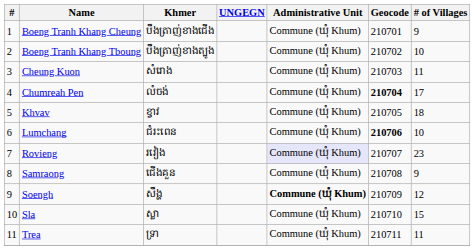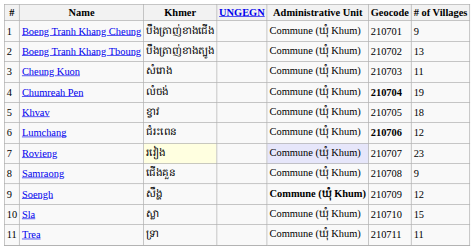(419, 51) 10 -> (419, 51) 13
(419, 92) 17 -> (419, 92) 19
(419, 133) 10 -> (419, 133) 12
(156, 152) no background -> (156, 152) lightyellow background
